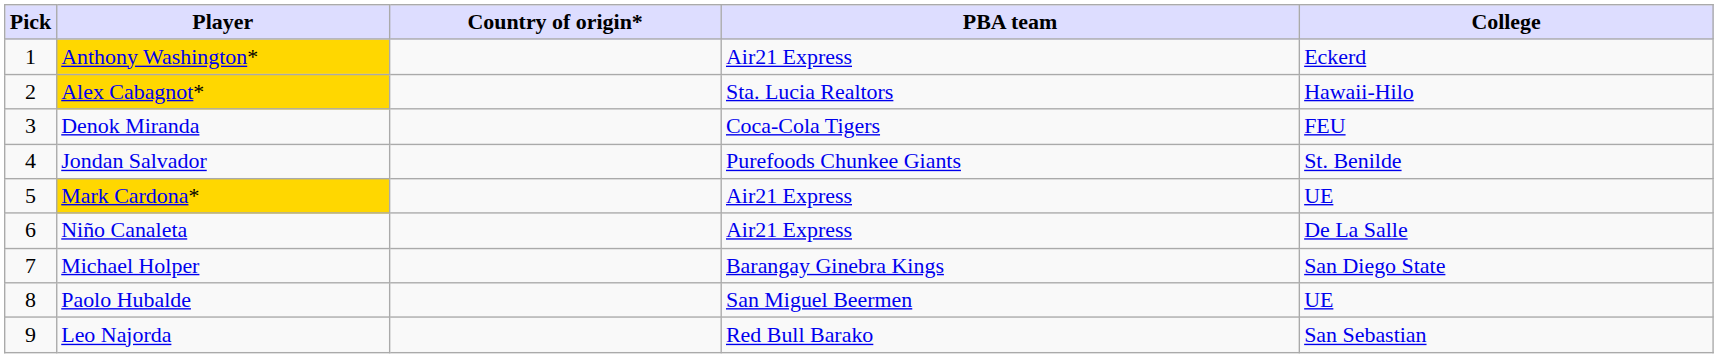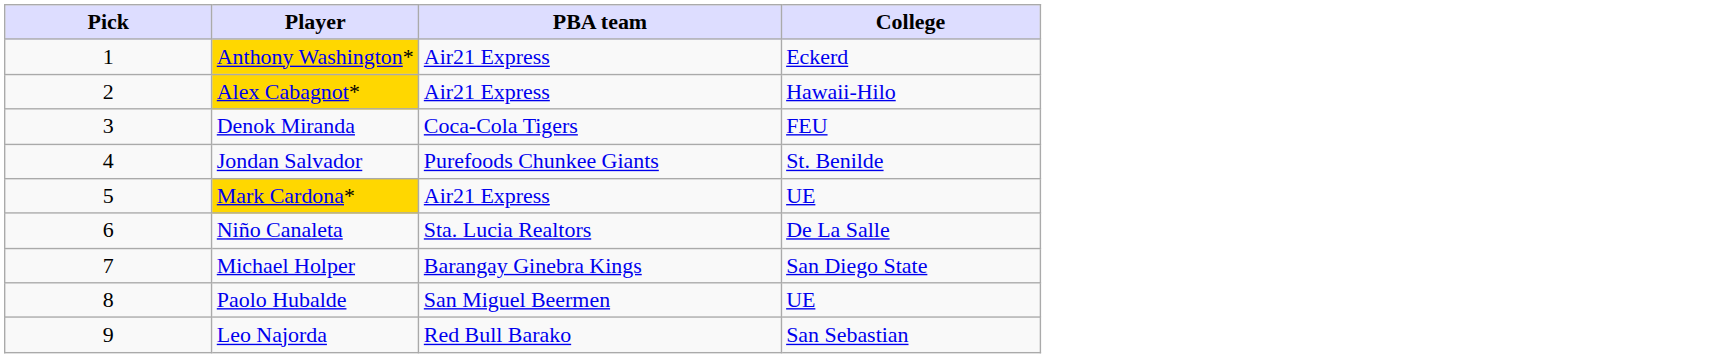- column: (555, 21)
(810, 91) Sta. Lucia Realtors -> (487, 91) Air21 Express
(789, 230) Air21 Express -> (508, 230) Sta. Lucia Realtors
